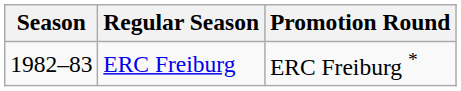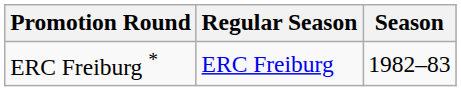columns swapped: (51, 23) <-> (360, 23)
